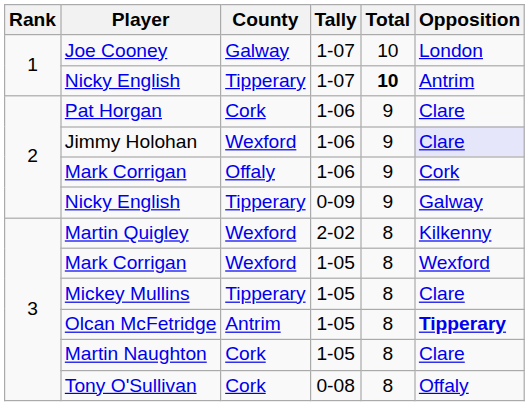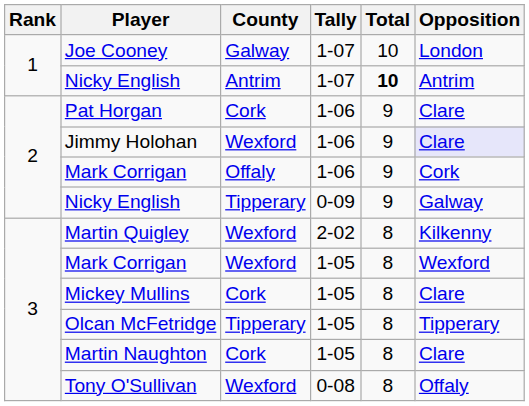(265, 80) Tipperary -> (253, 80) Antrim
(265, 293) Tipperary -> (245, 293) Cork
(253, 324) Antrim -> (265, 324) Tipperary
(462, 324) bold -> (459, 324) normal
(245, 385) Cork -> (261, 385) Wexford
